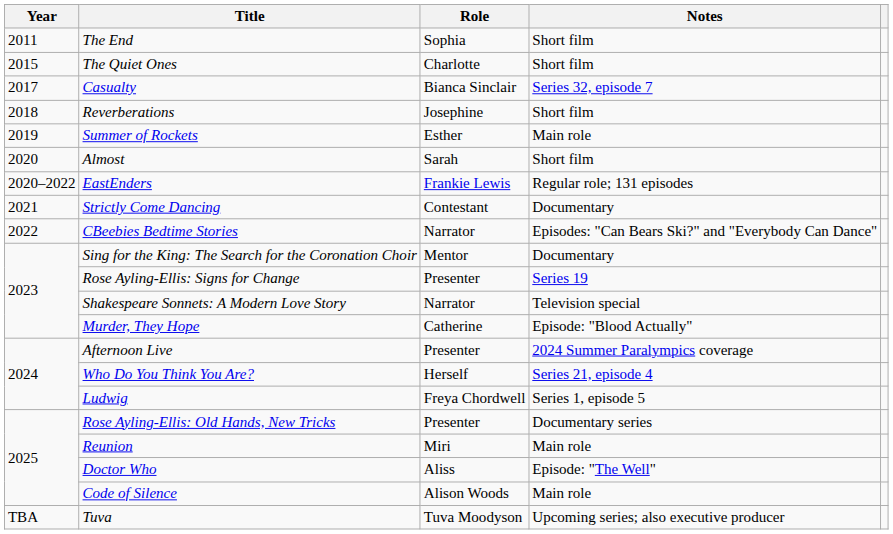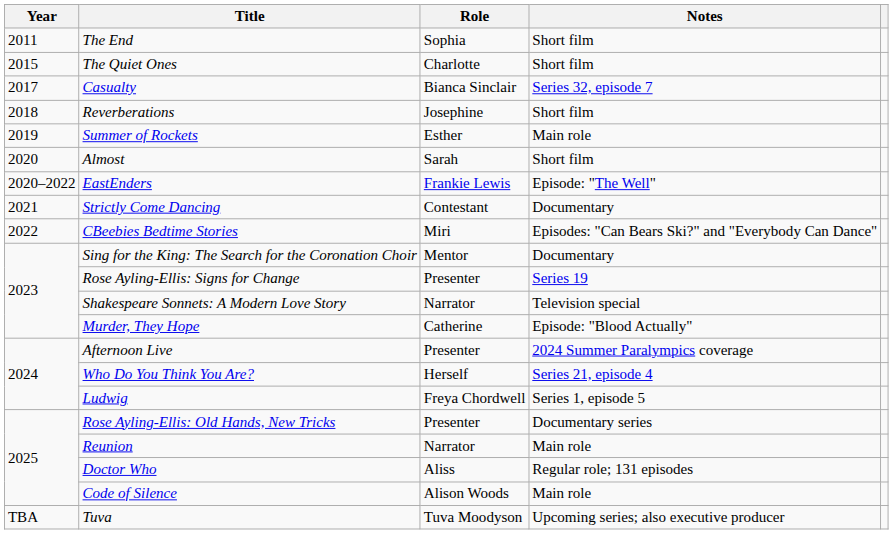(613, 183) Regular role; 131 episodes -> (594, 183) Episode: "The Well"
(449, 231) Narrator -> (437, 231) Miri
(437, 445) Miri -> (449, 445) Narrator
(594, 469) Episode: "The Well" -> (613, 469) Regular role; 131 episodes
